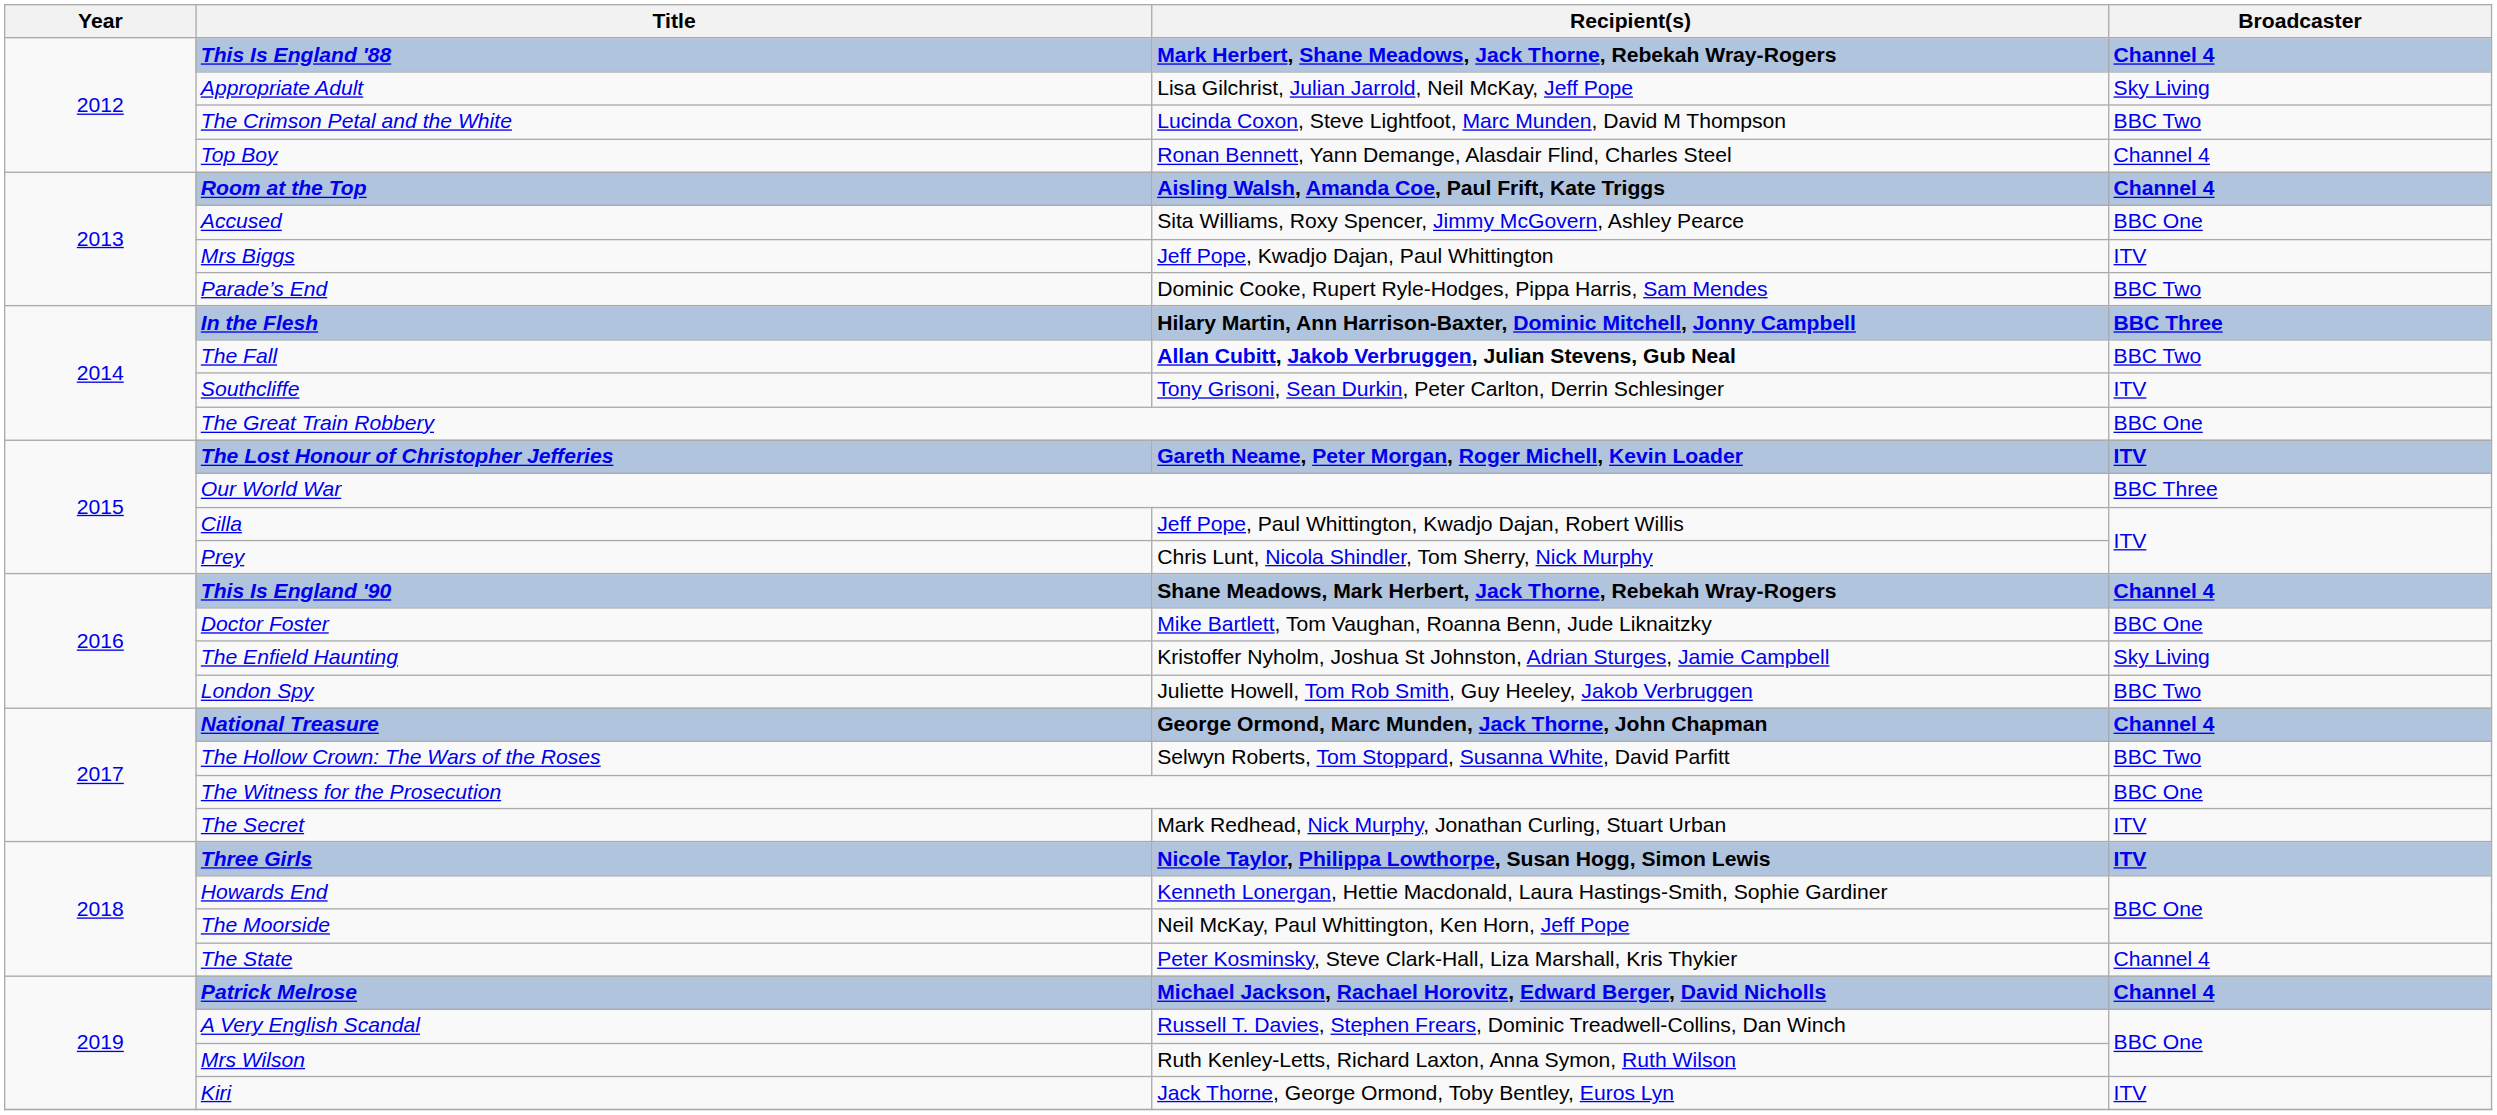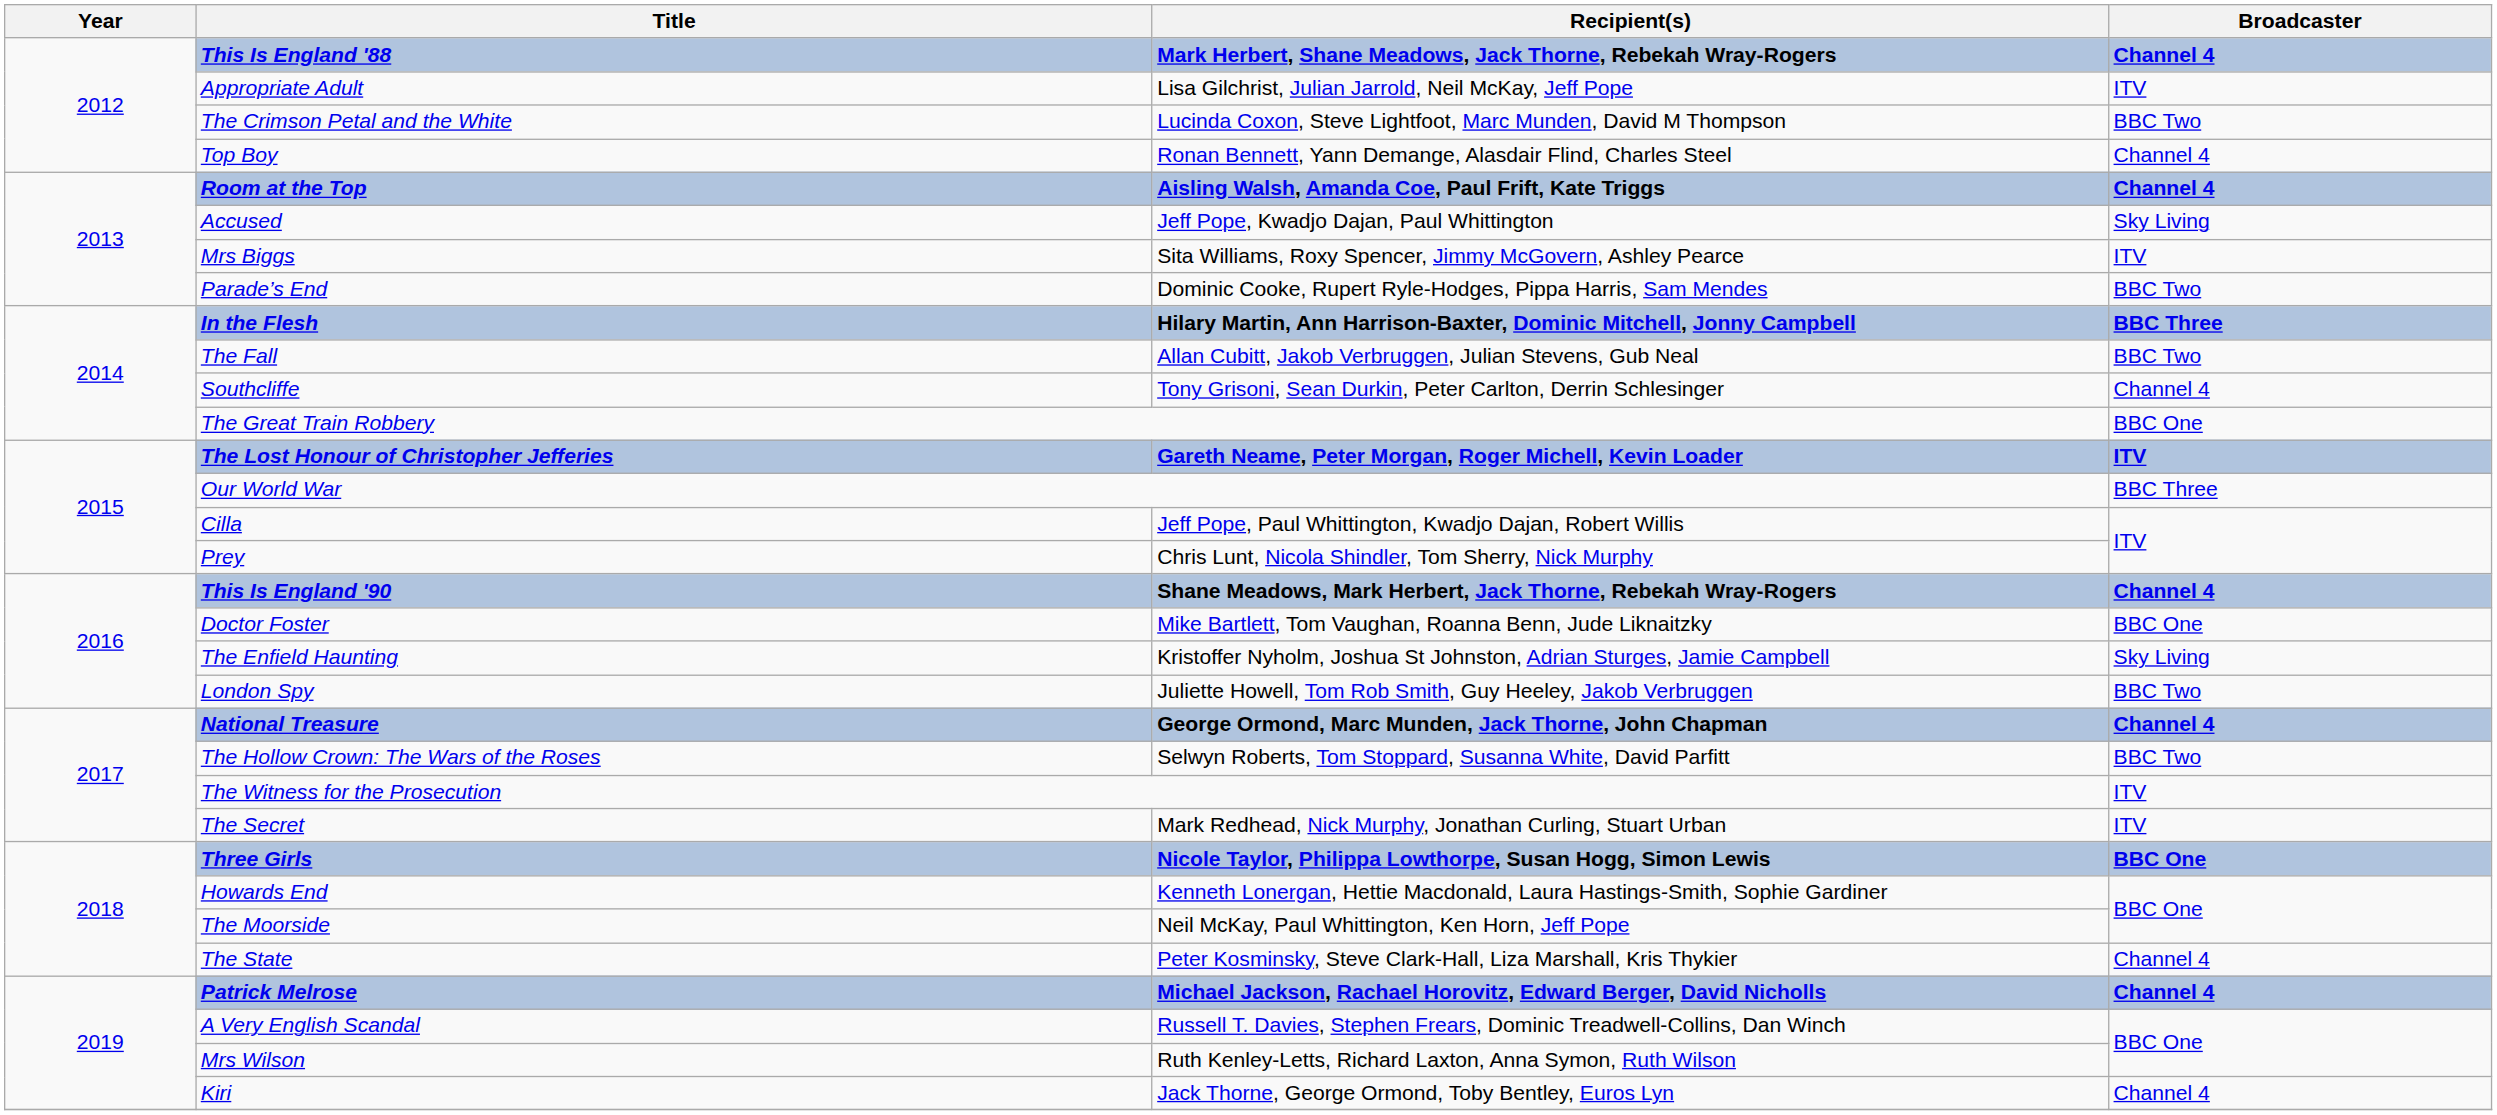(2162, 88) Sky Living -> (2130, 88) ITV
(1451, 222) Sita Williams, Roxy Spencer, Jimmy McGovern, Ashley Pearce -> (1355, 222) Jeff Pope, Kwadjo Dajan, Paul Whittington
(2158, 222) BBC One -> (2162, 222) Sky Living
(1355, 255) Jeff Pope, Kwadjo Dajan, Paul Whittington -> (1451, 255) Sita Williams, Roxy Spencer, Jimmy McGovern, Ashley Pearce
(1446, 356) bold -> (1428, 356) normal
(2130, 389) ITV -> (2162, 389) Channel 4
(2158, 791) BBC One -> (2130, 791) ITV
(2130, 858) ITV -> (2160, 858) BBC One
(2130, 1093) ITV -> (2162, 1093) Channel 4
